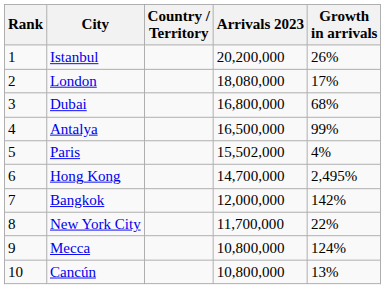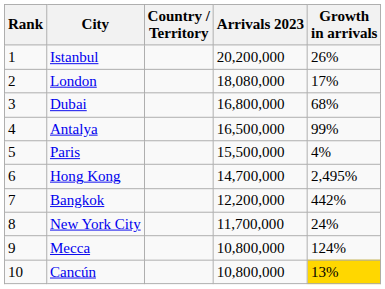(251, 152) 15,502,000 -> (251, 152) 15,500,000
(251, 200) 12,000,000 -> (251, 200) 12,200,000
(329, 200) 142% -> (329, 200) 442%
(325, 224) 22% -> (325, 224) 24%
(325, 271) no background -> (325, 271) gold background
